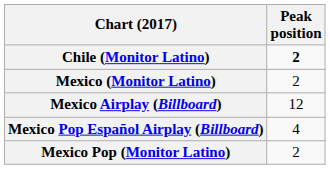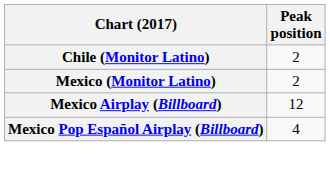(296, 57) bold -> (296, 57) normal
- row: (136, 152)
